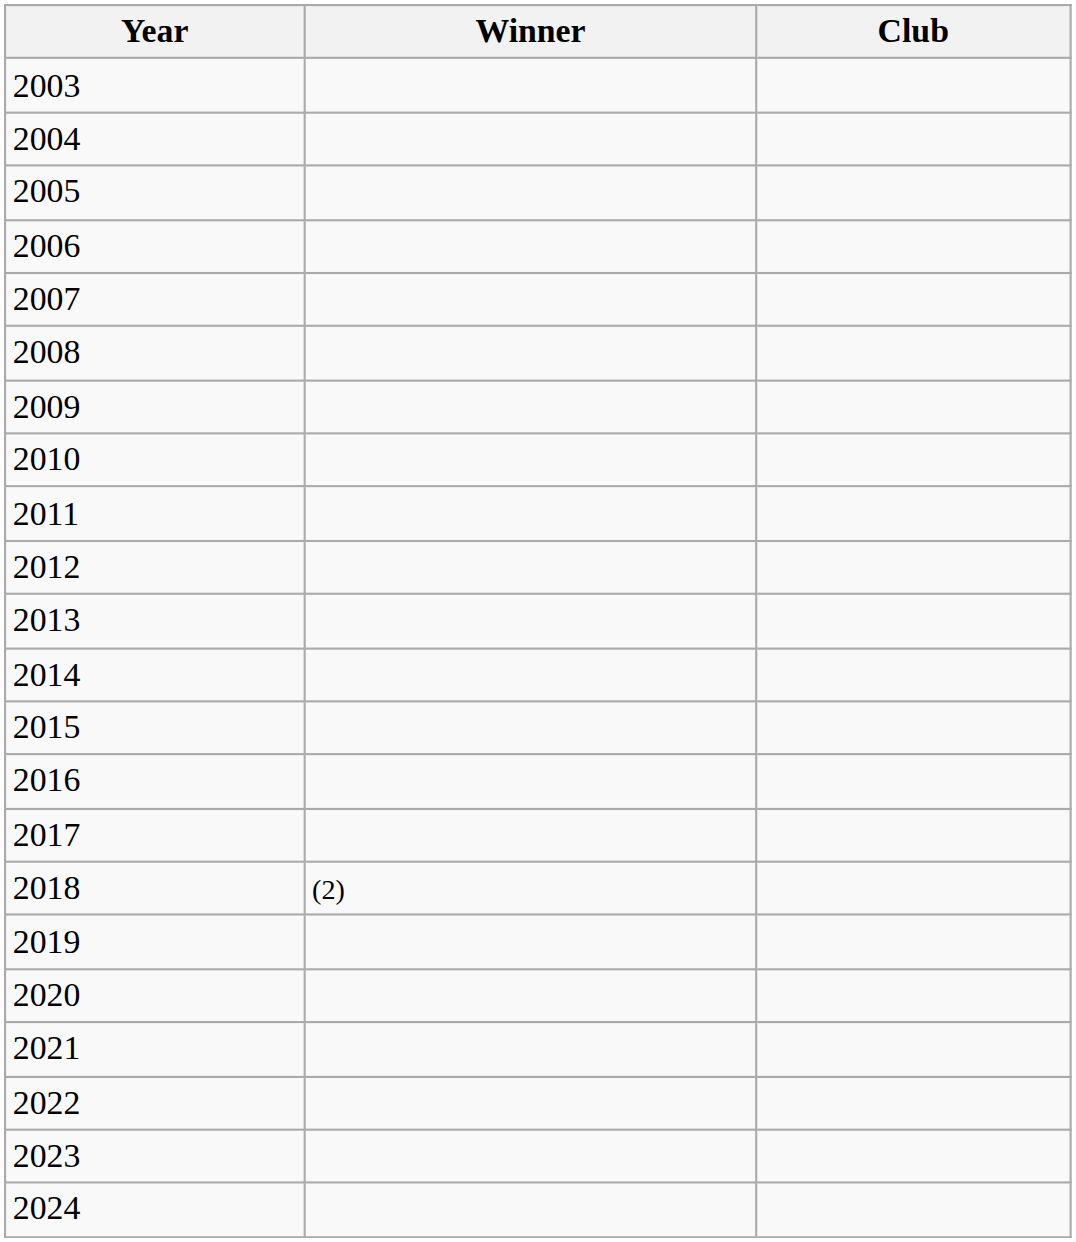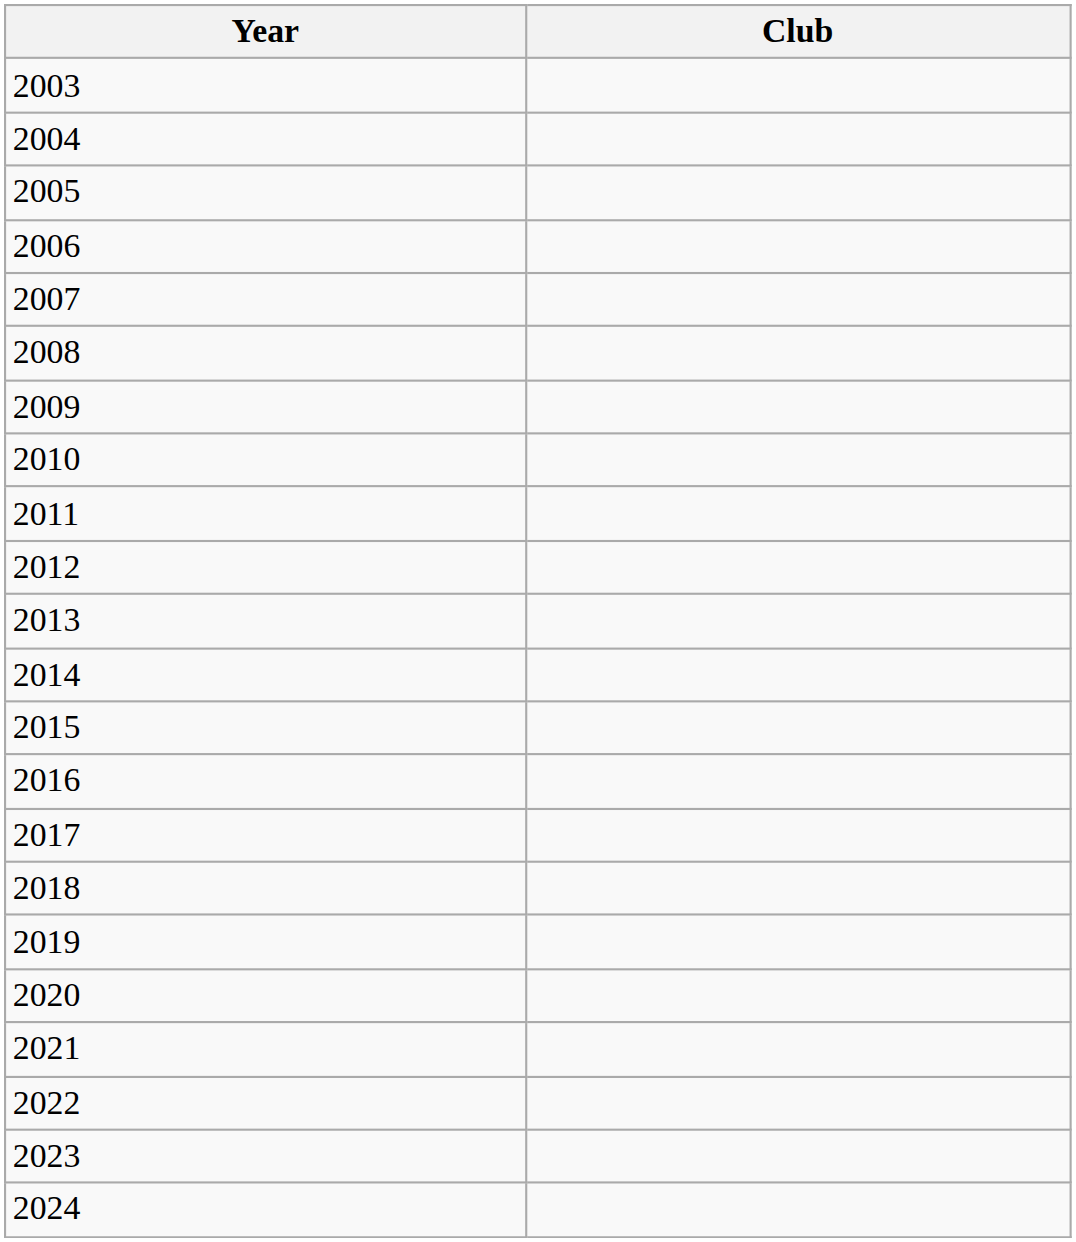- column: (531, 31)
